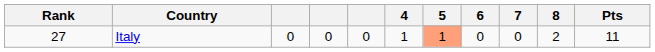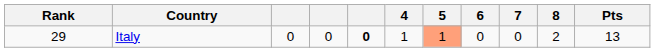(58, 37) 27 -> (58, 37) 29
(366, 37) normal -> (366, 37) bold
(613, 37) 11 -> (613, 37) 13
